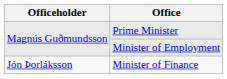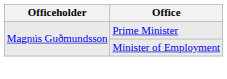- row: (155, 64)
